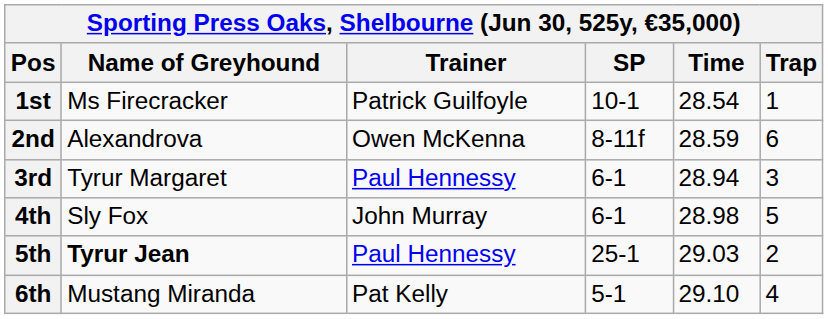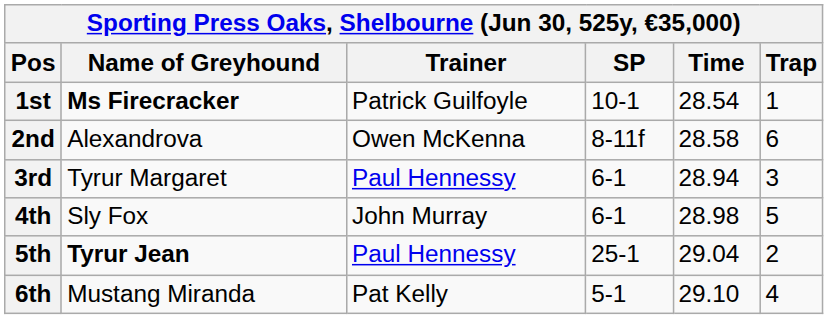(148, 100) normal -> (153, 100) bold
(709, 139) 28.59 -> (709, 139) 28.58
(709, 255) 29.03 -> (709, 255) 29.04
